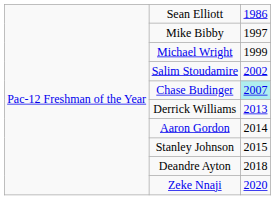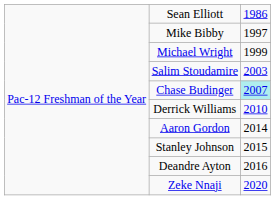(256, 71) 2002 -> (256, 71) 2003
(256, 109) 2013 -> (256, 109) 2010
(256, 166) 2018 -> (256, 166) 2016
